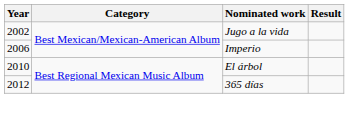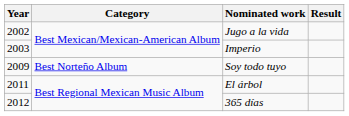(18, 48) 2006 -> (18, 48) 2003
+ row: (256, 66)
(18, 66) 2010 -> (18, 84) 2011
